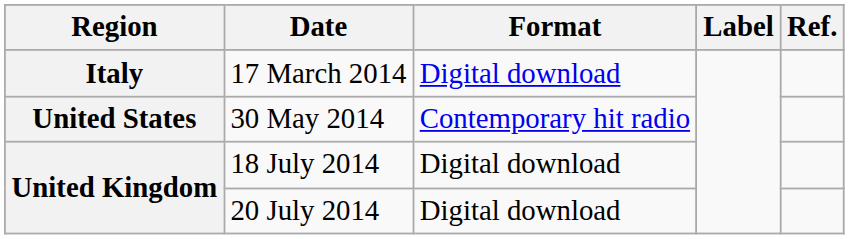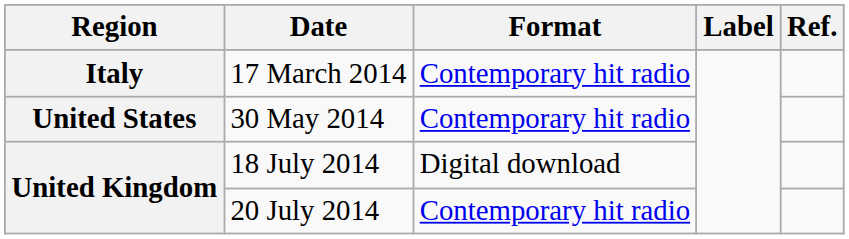(520, 73) Digital download -> (555, 73) Contemporary hit radio
(520, 210) Digital download -> (555, 210) Contemporary hit radio
